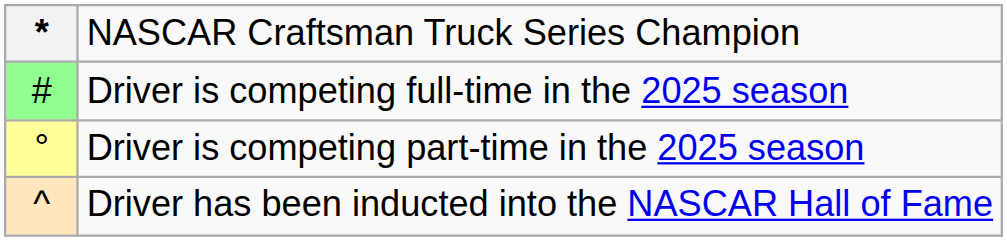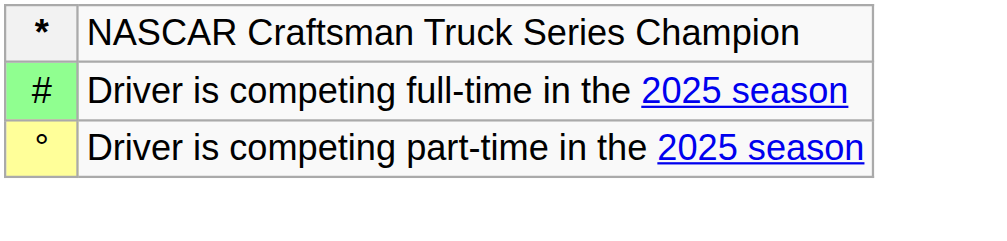- row: (540, 205)
